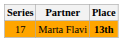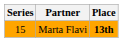(20, 29) 17 -> (20, 29) 15
